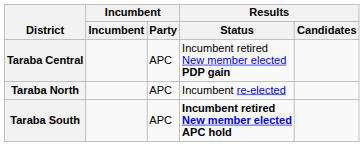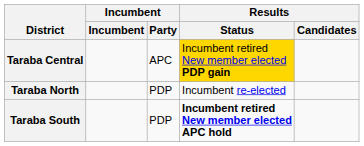(234, 60) no background -> (234, 60) gold background
(161, 90) APC -> (161, 90) PDP
(161, 120) APC -> (161, 120) PDP
